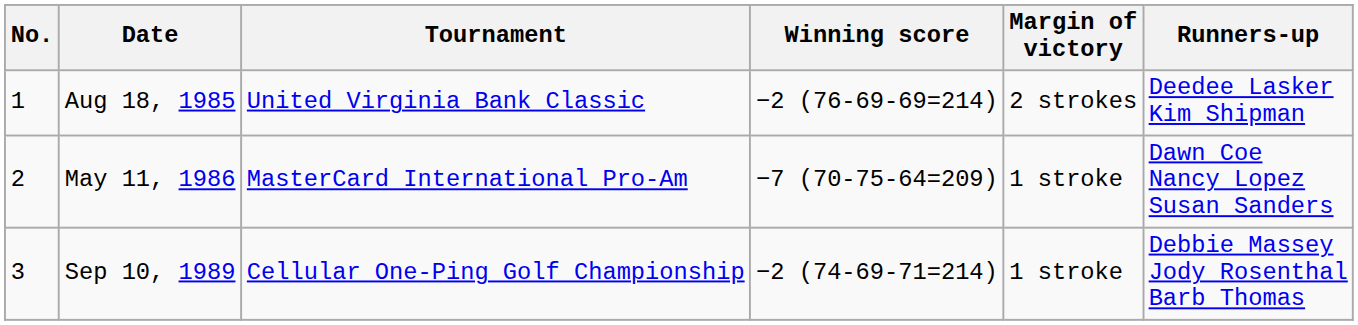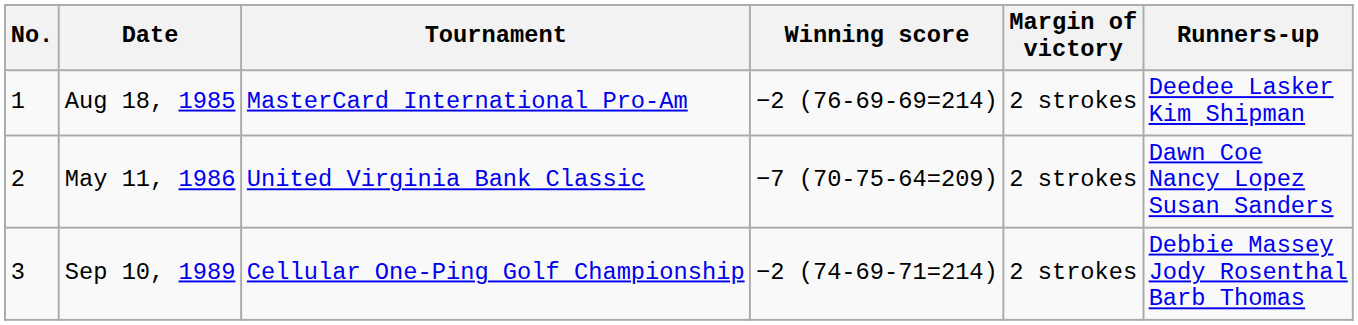(446, 103) United Virginia Bank Classic -> (467, 103) MasterCard International Pro-Am
(467, 182) MasterCard International Pro-Am -> (446, 182) United Virginia Bank Classic
(1066, 182) 1 stroke -> (1073, 182) 2 strokes
(1066, 274) 1 stroke -> (1073, 274) 2 strokes
